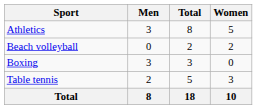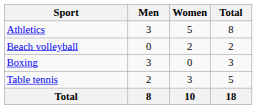columns swapped: (231, 12) <-> (190, 12)
